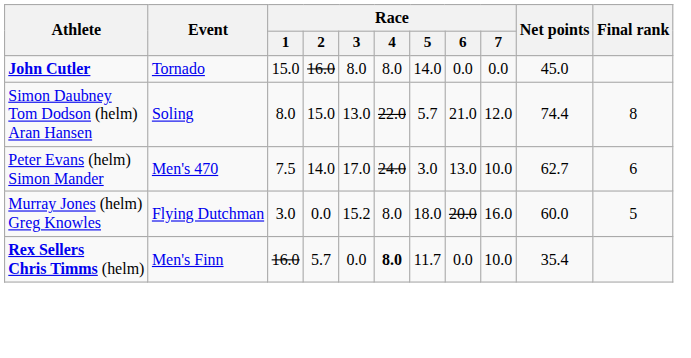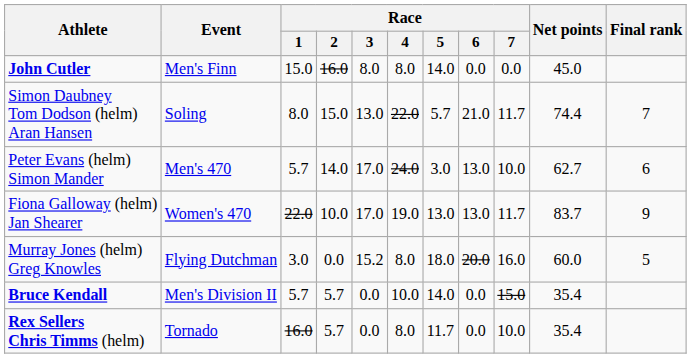(178, 69) Tornado -> (201, 69) Men's Finn
(498, 114) 12.0 -> (511, 114) 11.7
(633, 114) 8 -> (646, 114) 7
(286, 169) 7.5 -> (299, 169) 5.7
+ row: (83, 214)
+ row: (58, 295)
(188, 259) Men's Finn -> (191, 331) Tornado
(392, 259) bold -> (405, 331) normal
